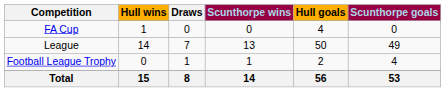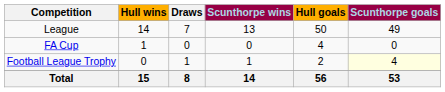rows swapped: (61, 45) <-> (61, 29)
(394, 62) no background -> (394, 62) lightyellow background
